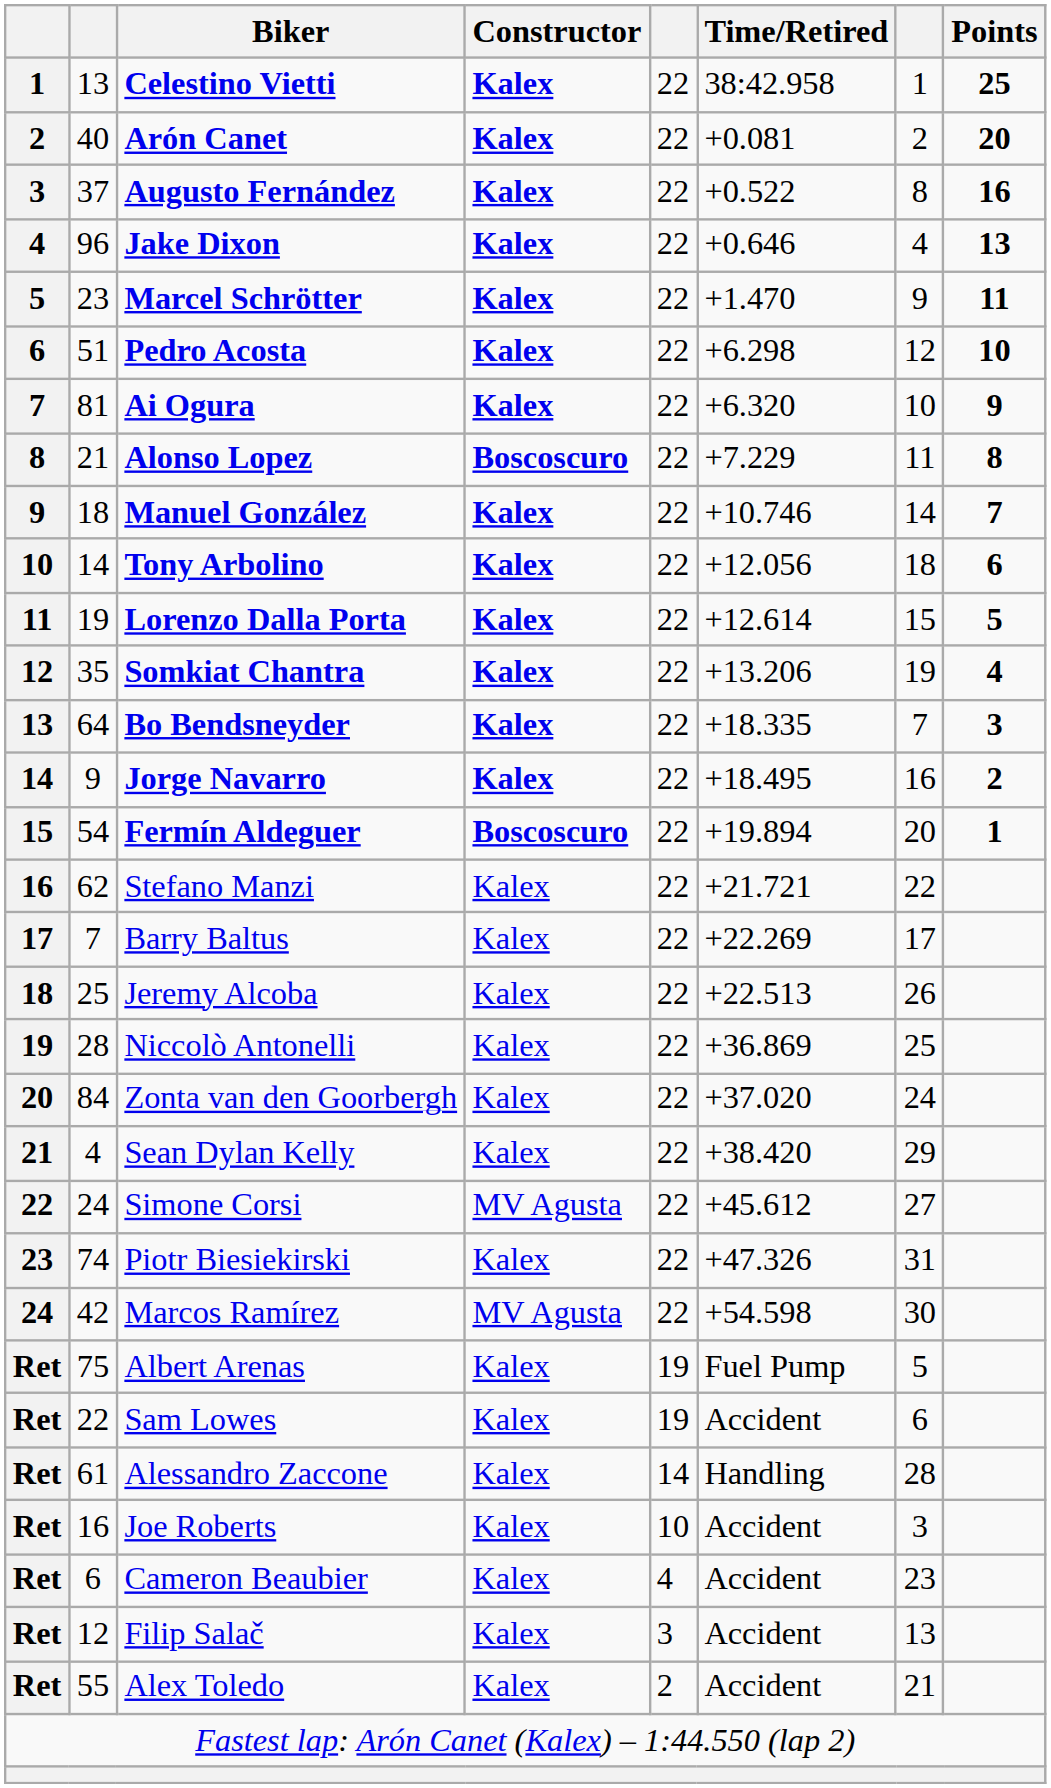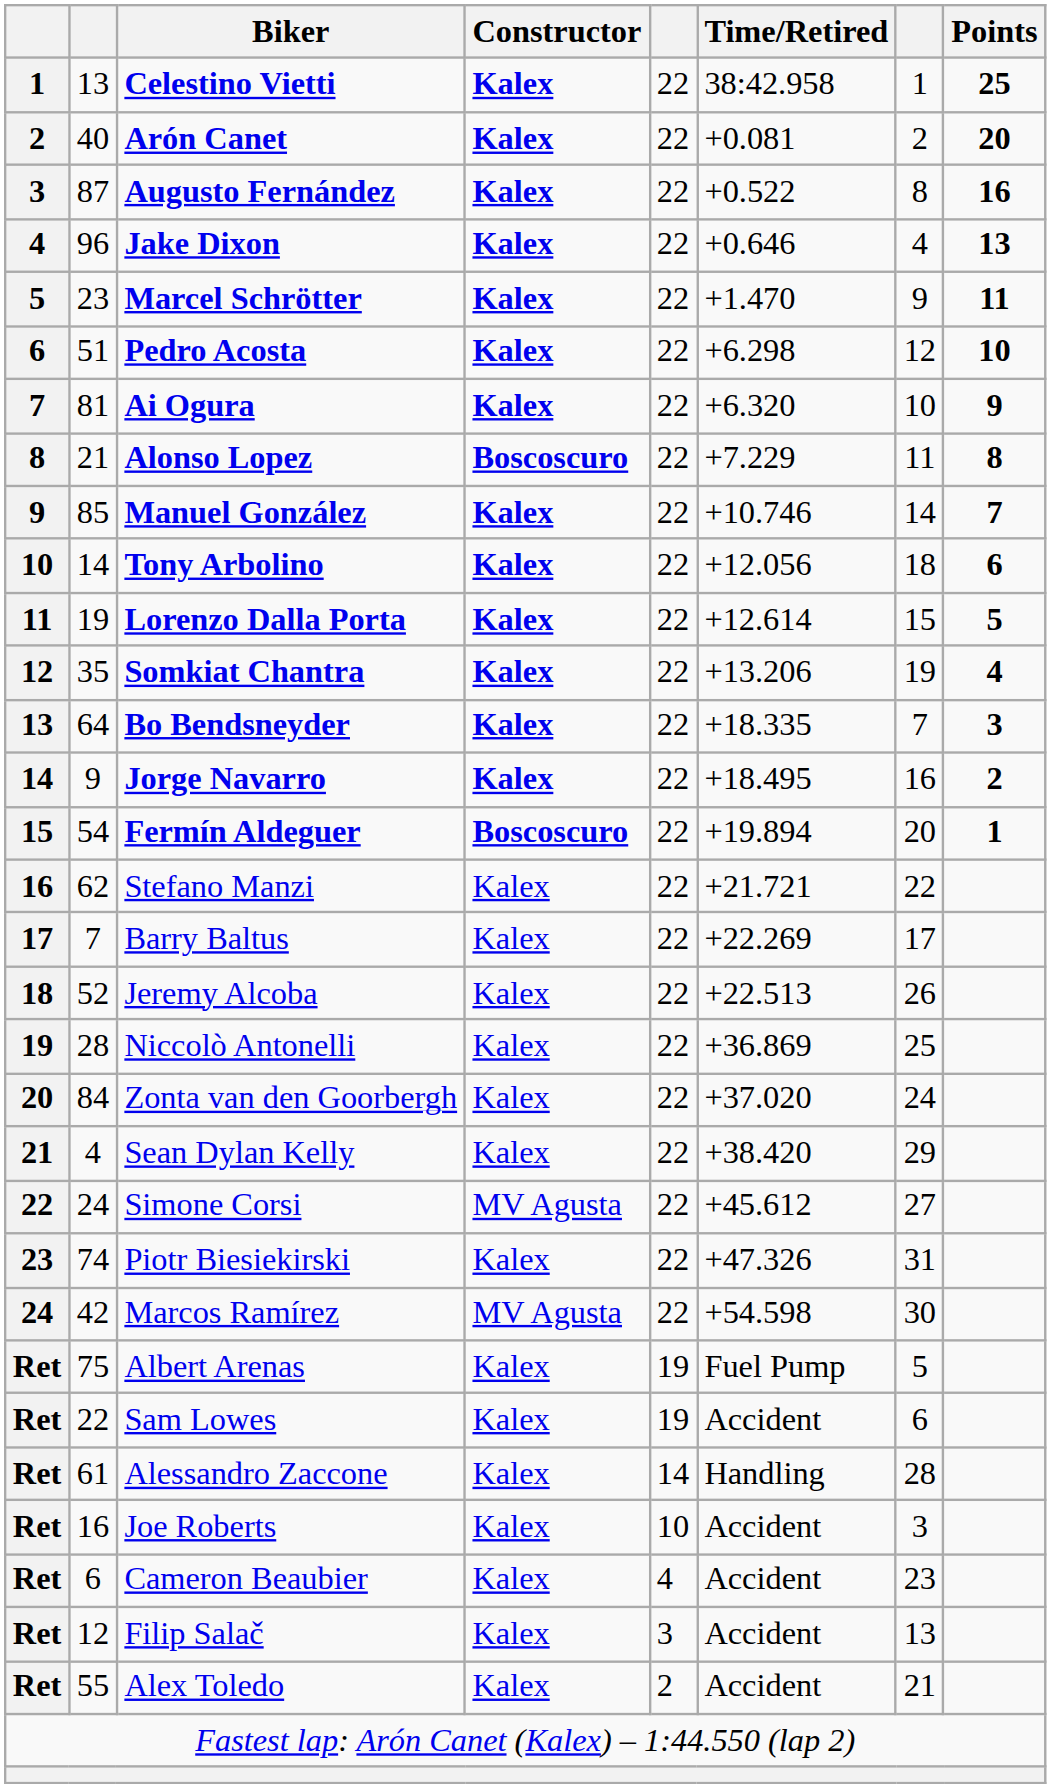(93, 190) 37 -> (93, 190) 87
(93, 511) 18 -> (93, 511) 85
(93, 992) 25 -> (93, 992) 52
